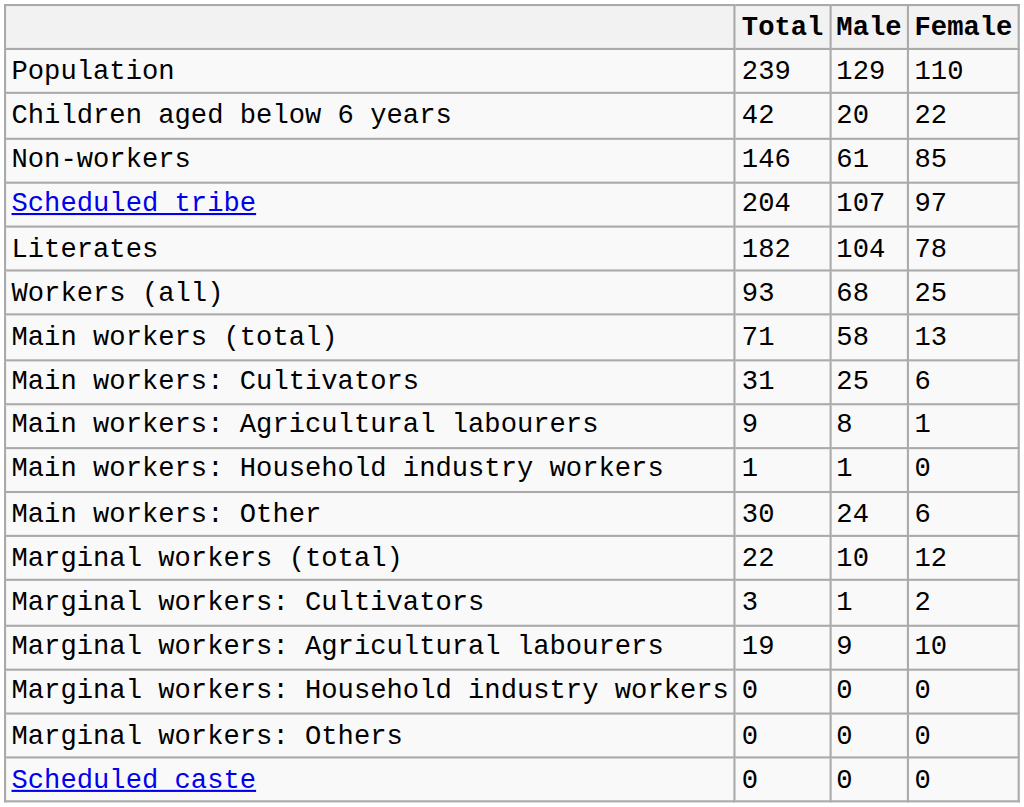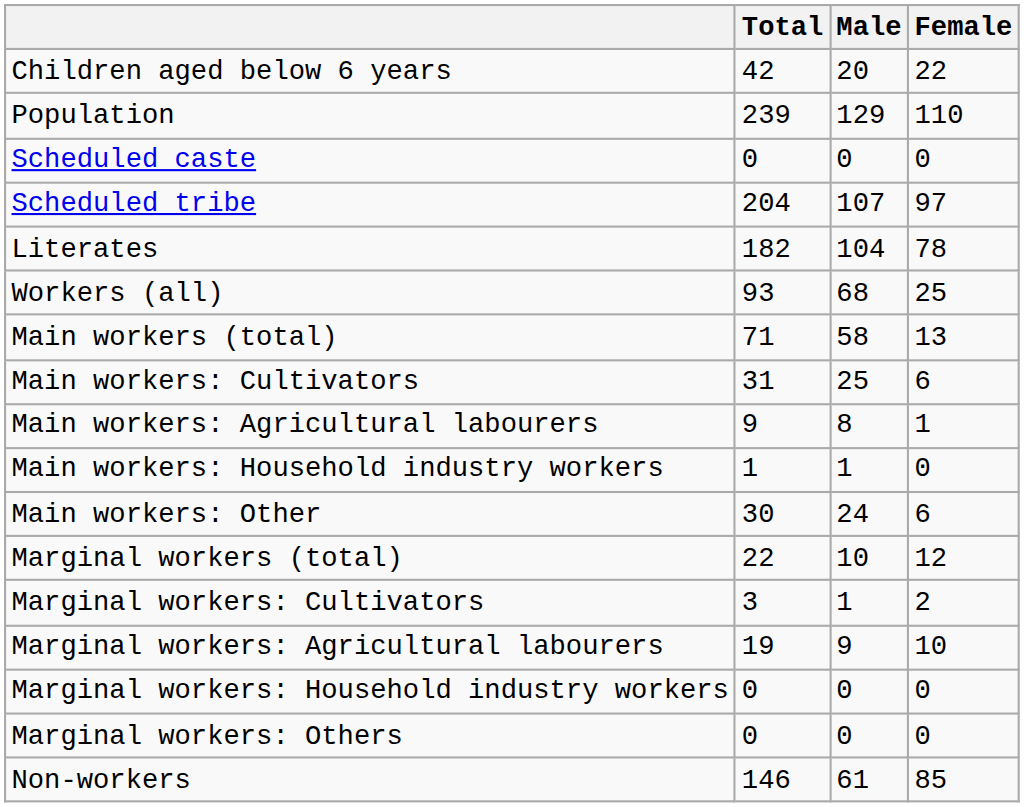rows swapped: (93, 71) <-> (232, 116)
rows swapped: (134, 780) <-> (101, 160)
